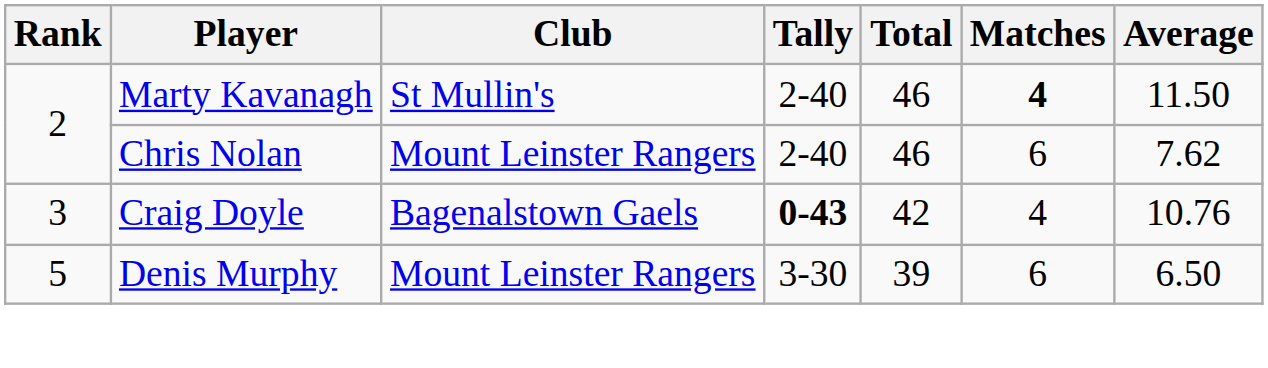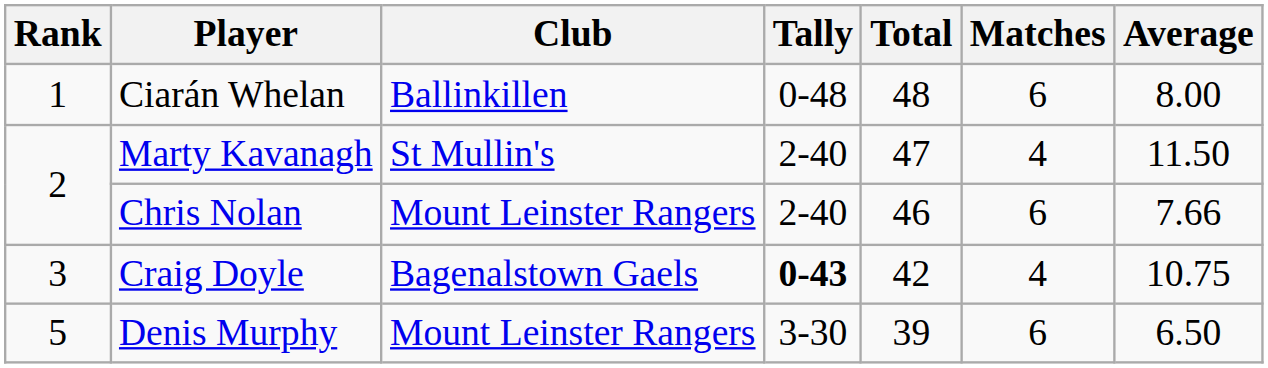+ row: (232, 93)
(911, 93) 46 -> (911, 153) 47
(1038, 93) bold -> (1038, 153) normal
(1188, 153) 7.62 -> (1188, 213) 7.66
(1188, 213) 10.76 -> (1188, 272) 10.75
